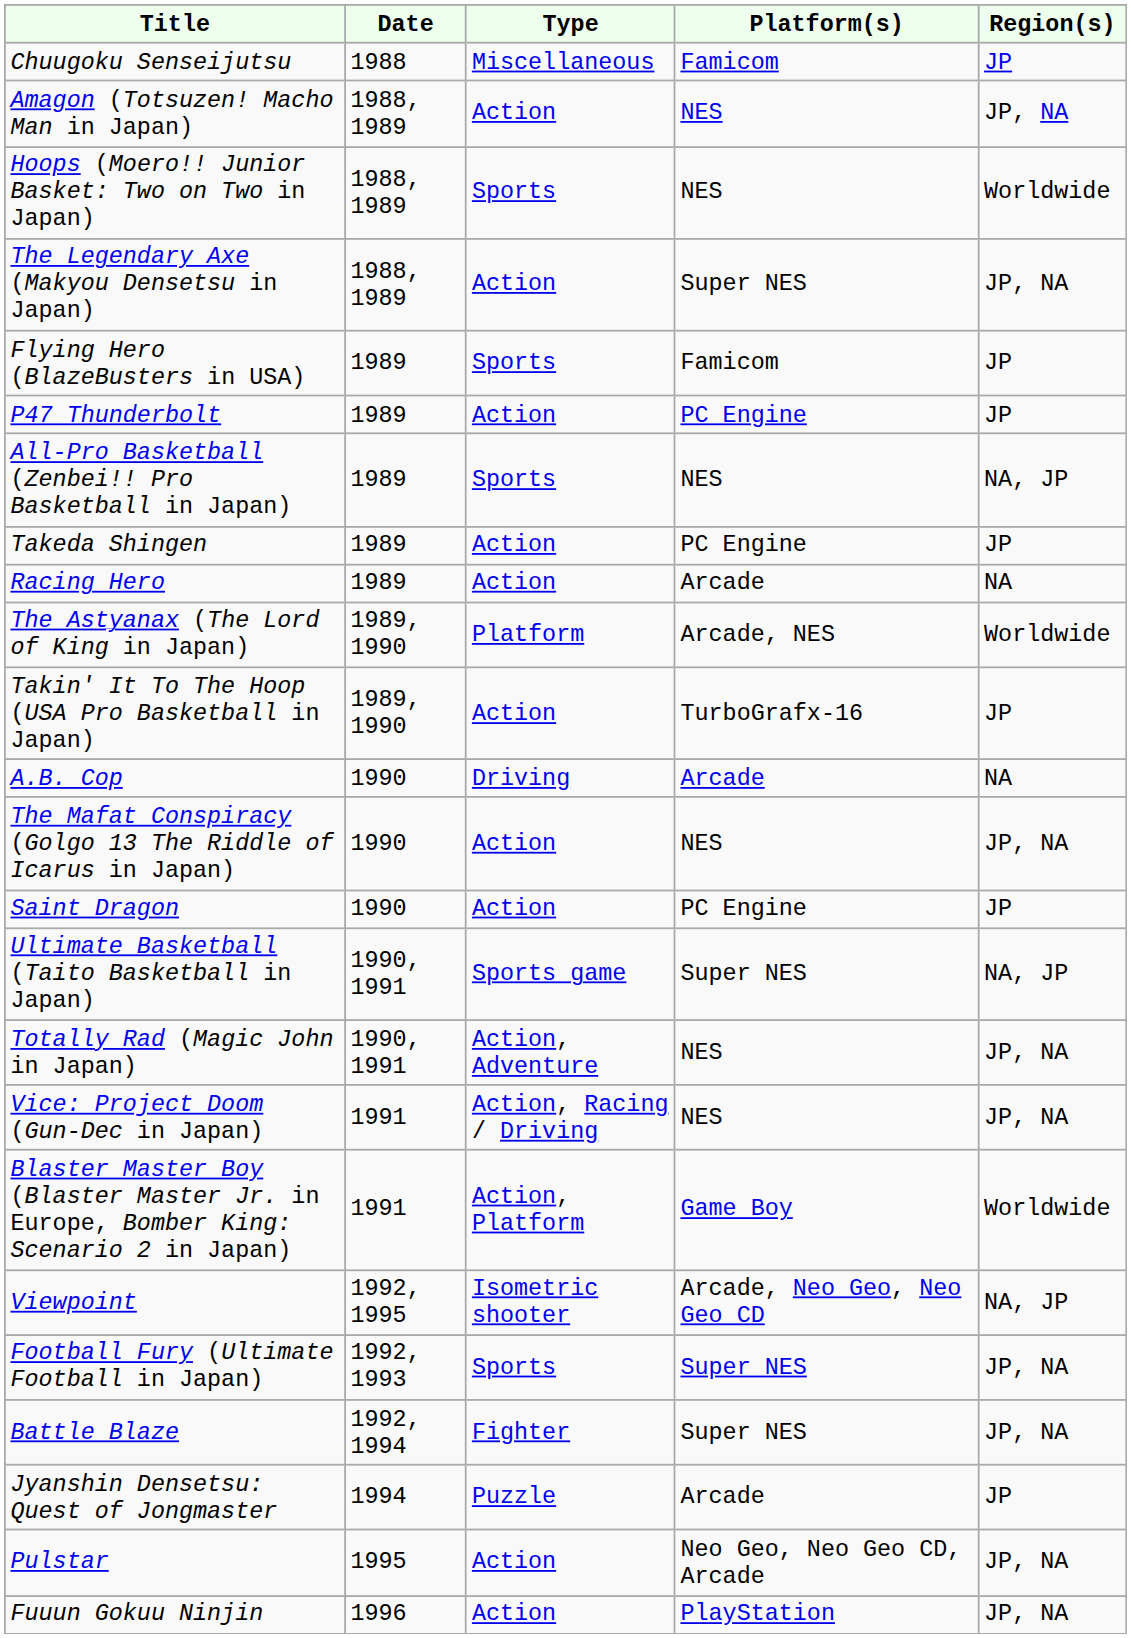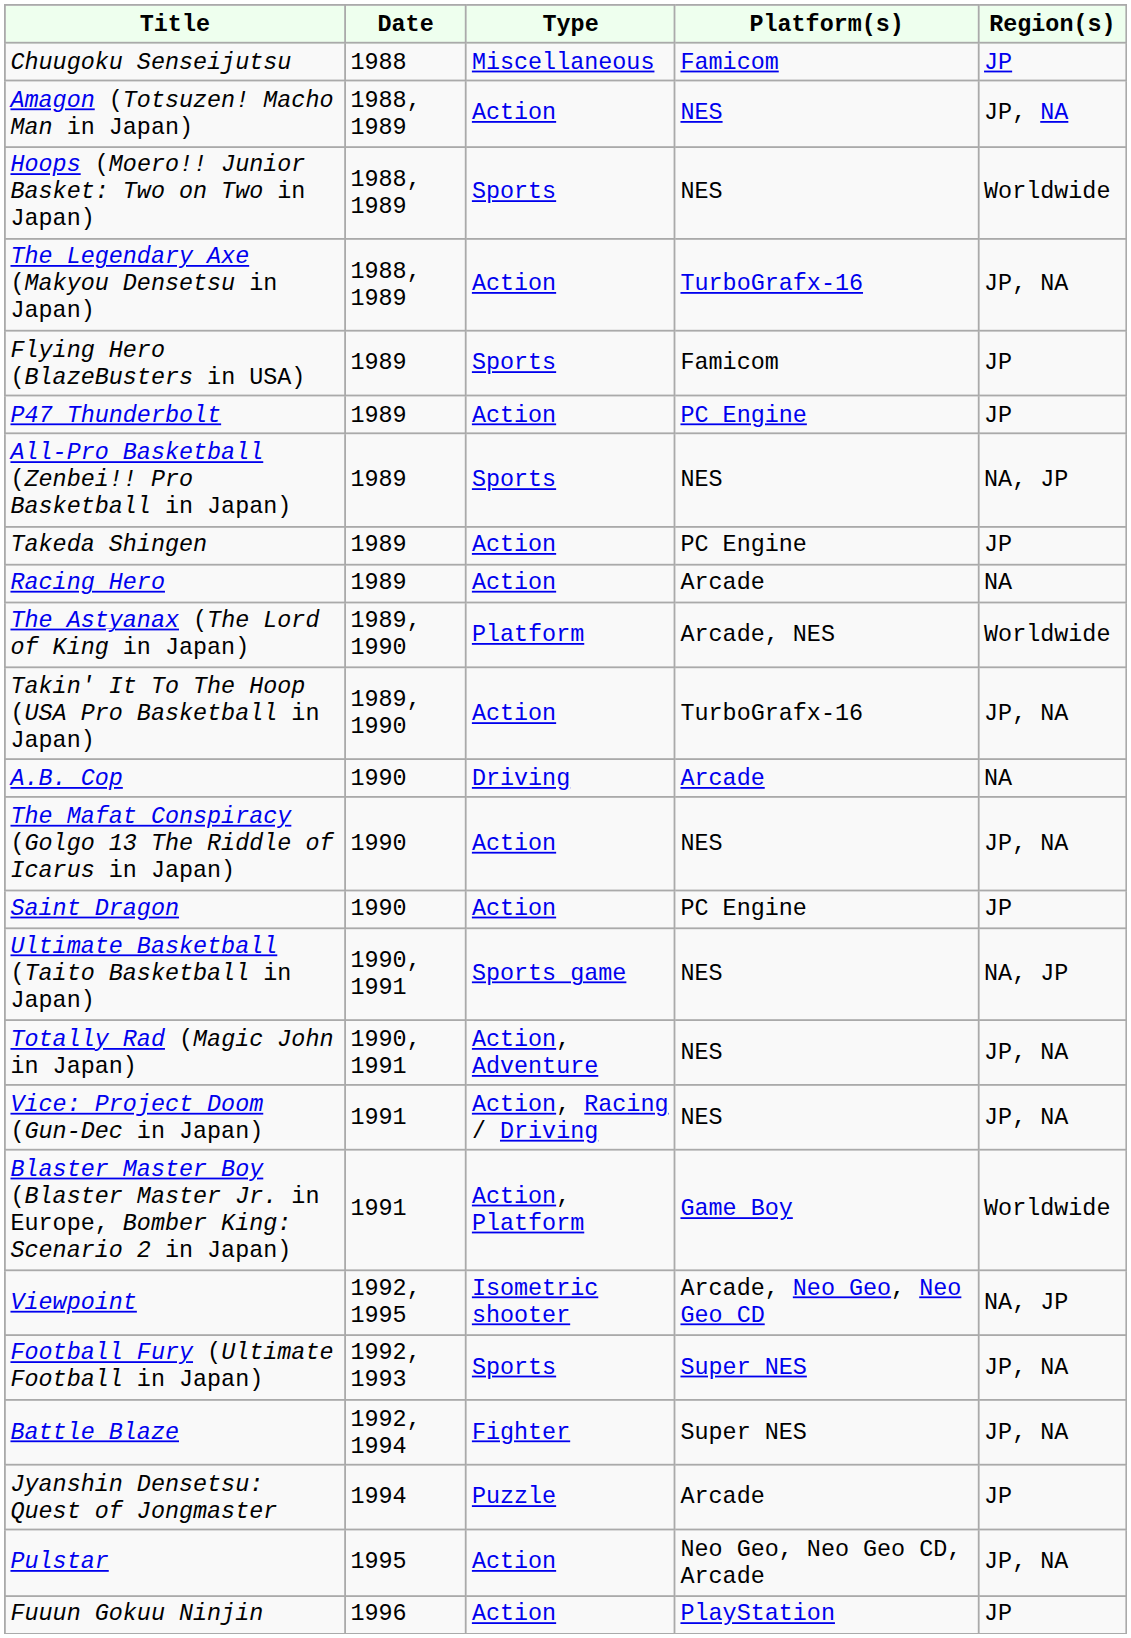(744, 285) Super NES -> (772, 285) TurboGrafx-16
(998, 713) JP -> (1026, 713) JP, NA
(744, 974) Super NES -> (702, 974) NES
(1026, 1614) JP, NA -> (998, 1614) JP
